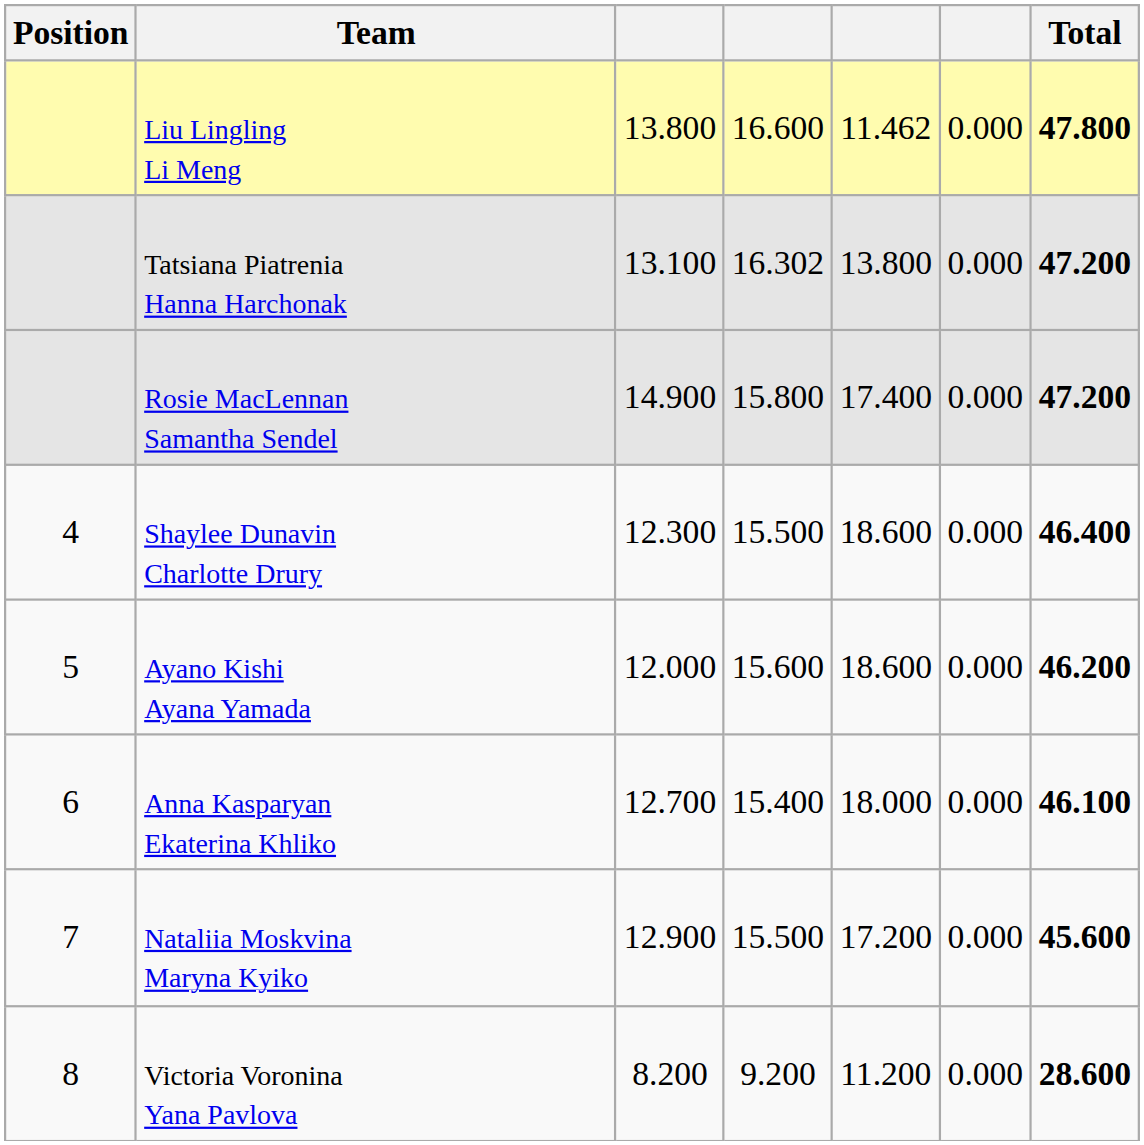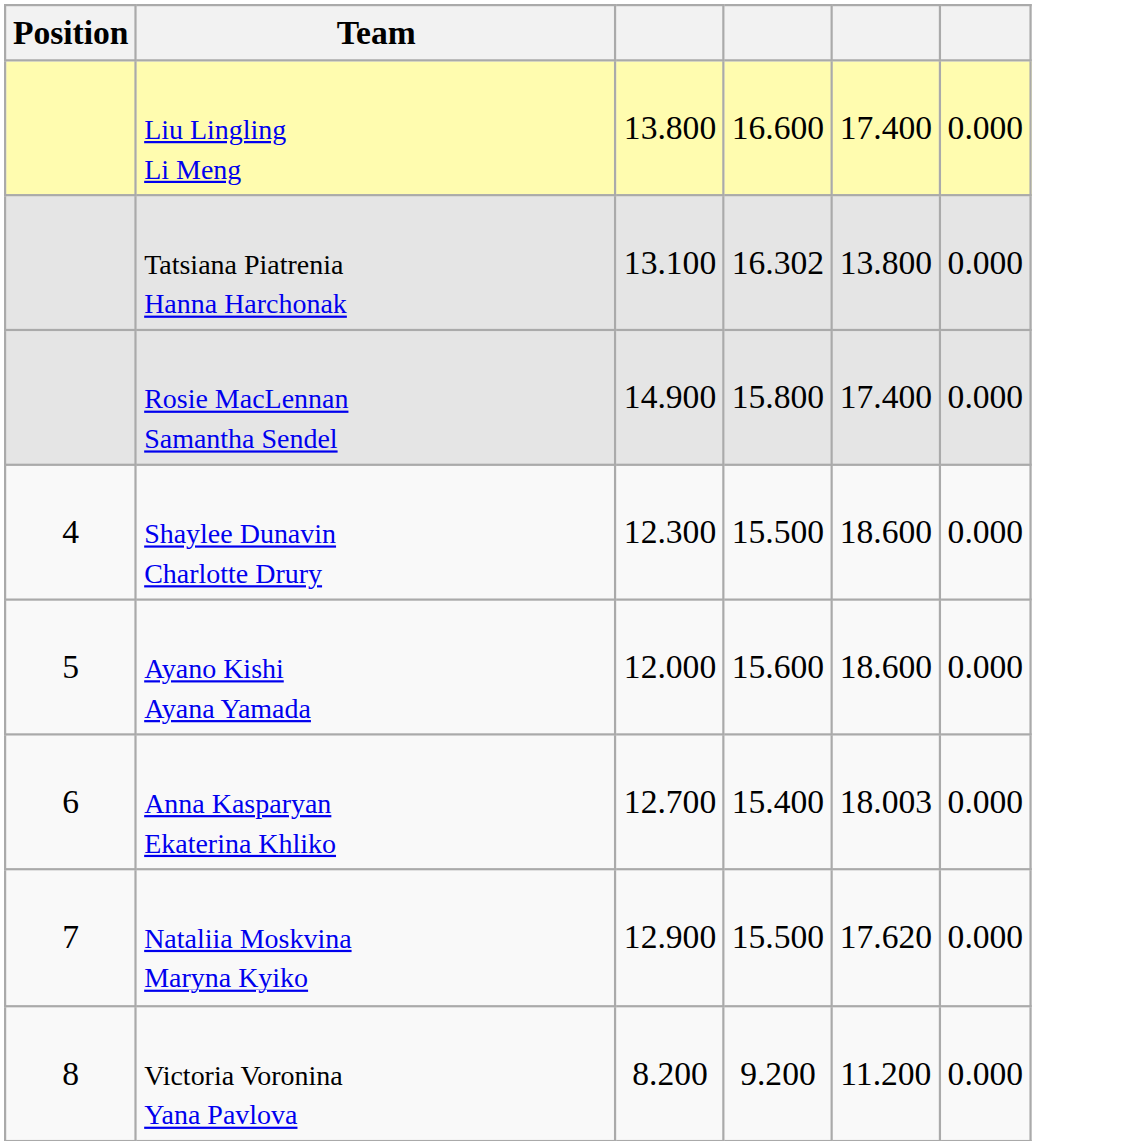- column: (1085, 32)
(886, 127) 11.462 -> (886, 127) 17.400
(886, 802) 18.000 -> (886, 802) 18.003
(886, 937) 17.200 -> (886, 937) 17.620
